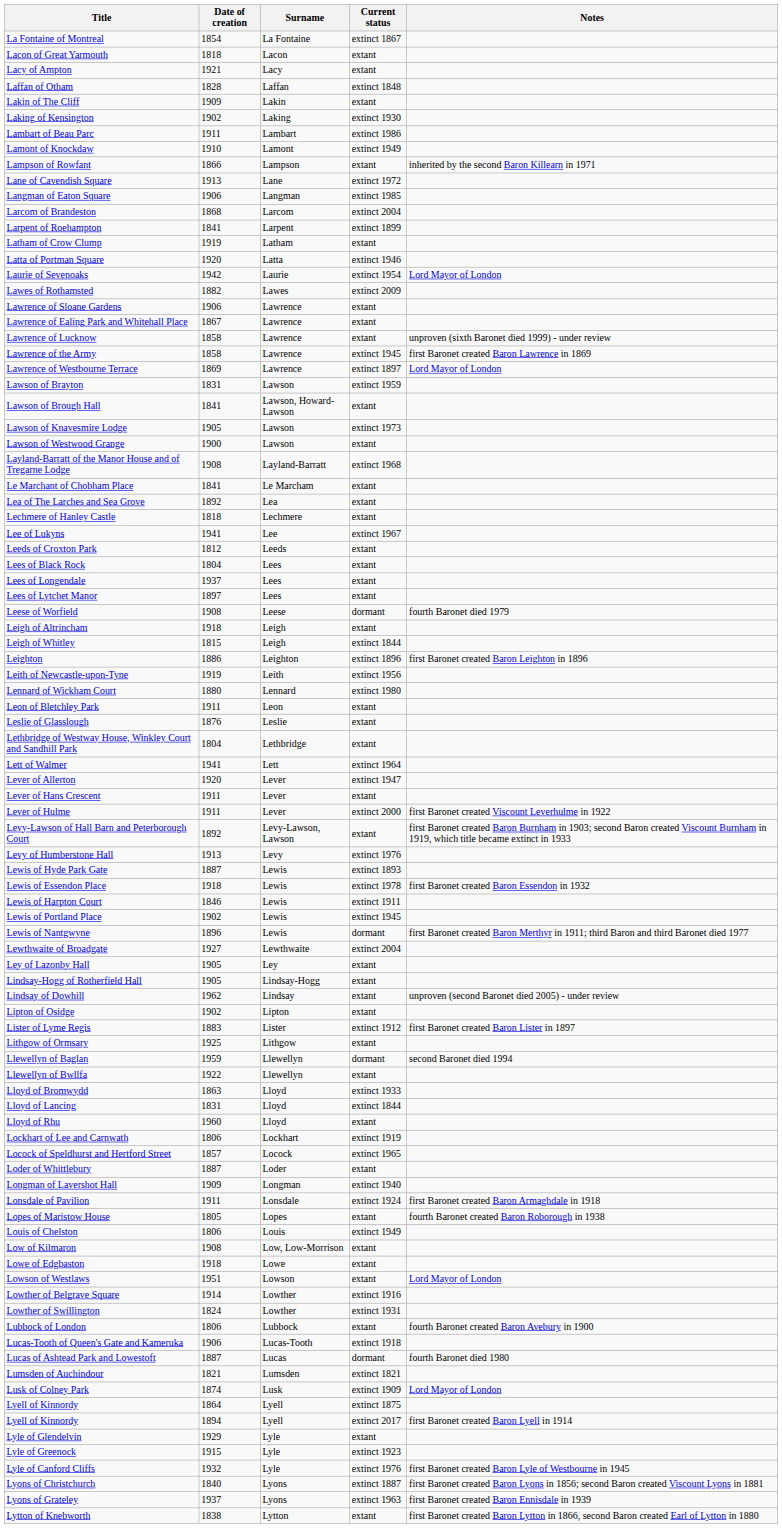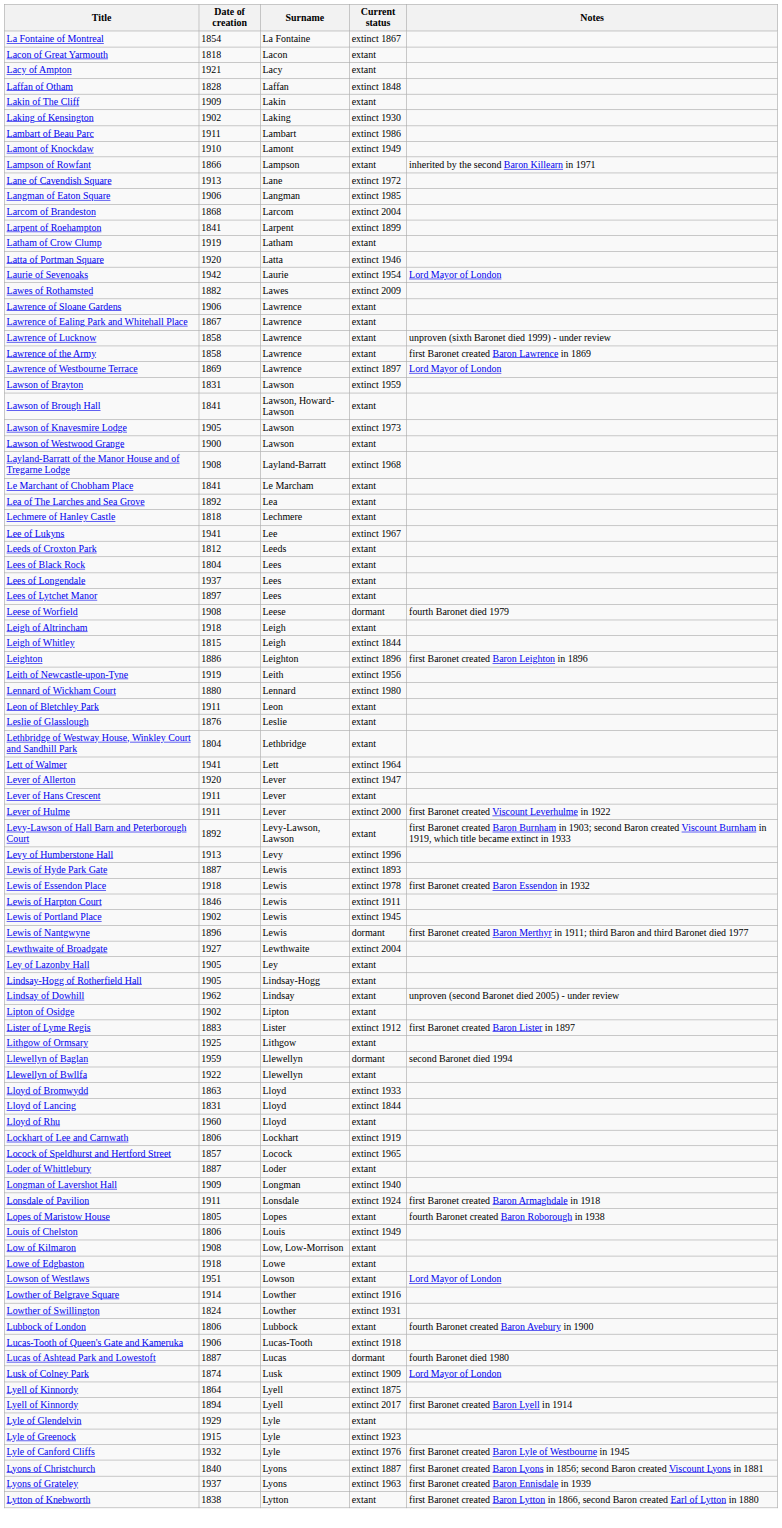(376, 353) extinct 1945 -> (364, 353) extant
(376, 854) extinct 1976 -> (376, 854) extinct 1996
- row: (55, 1373)
